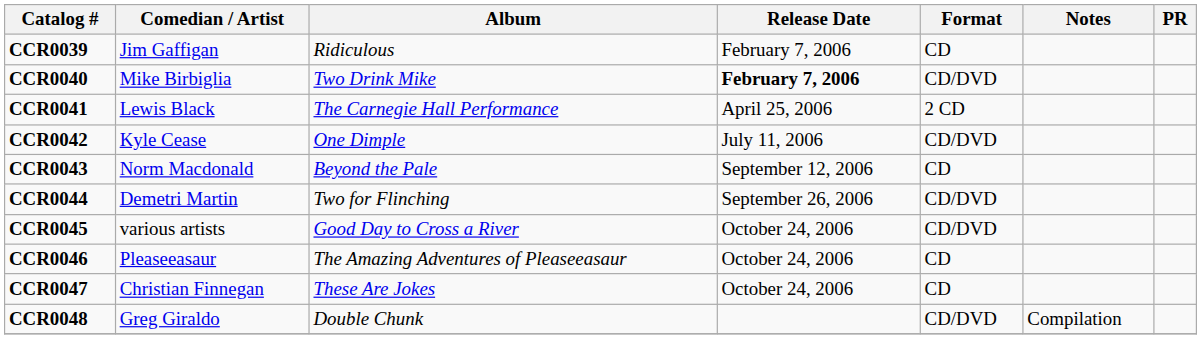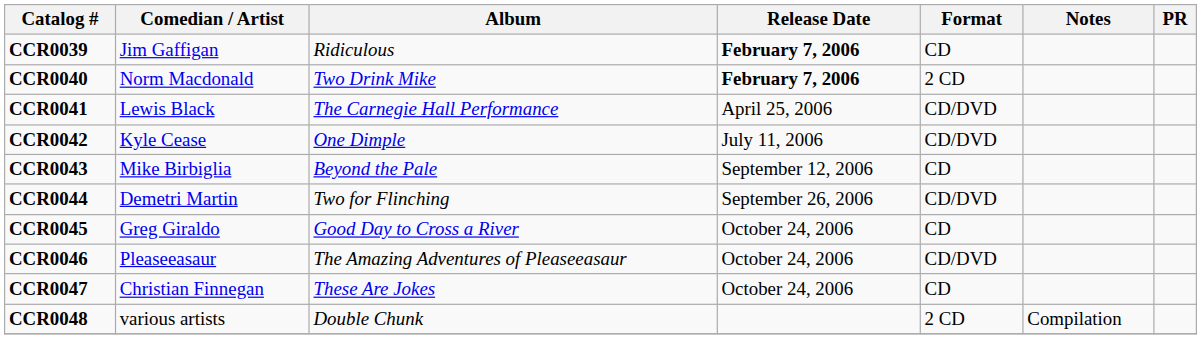(786, 49) normal -> (790, 49) bold
(176, 79) Mike Birbiglia -> (187, 79) Norm Macdonald
(961, 79) CD/DVD -> (945, 79) 2 CD
(945, 109) 2 CD -> (961, 109) CD/DVD
(187, 169) Norm Macdonald -> (176, 169) Mike Birbiglia
(172, 229) various artists -> (170, 229) Greg Giraldo
(961, 229) CD/DVD -> (938, 229) CD
(938, 259) CD -> (961, 259) CD/DVD
(170, 318) Greg Giraldo -> (172, 318) various artists
(961, 318) CD/DVD -> (945, 318) 2 CD
